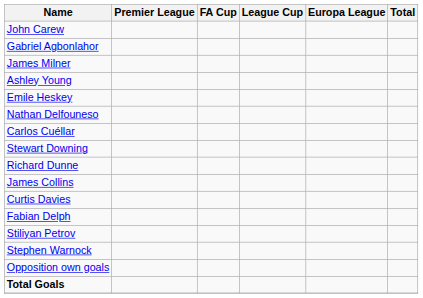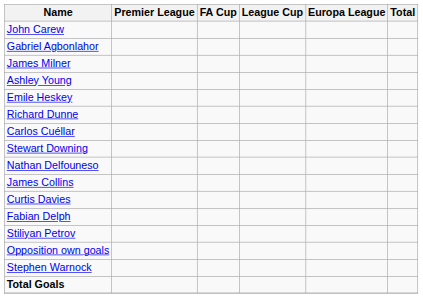rows swapped: (43, 166) <-> (53, 115)
rows swapped: (49, 251) <-> (58, 268)
